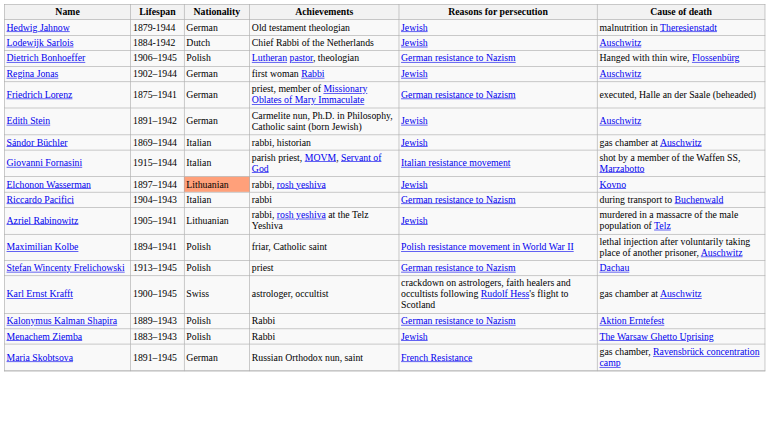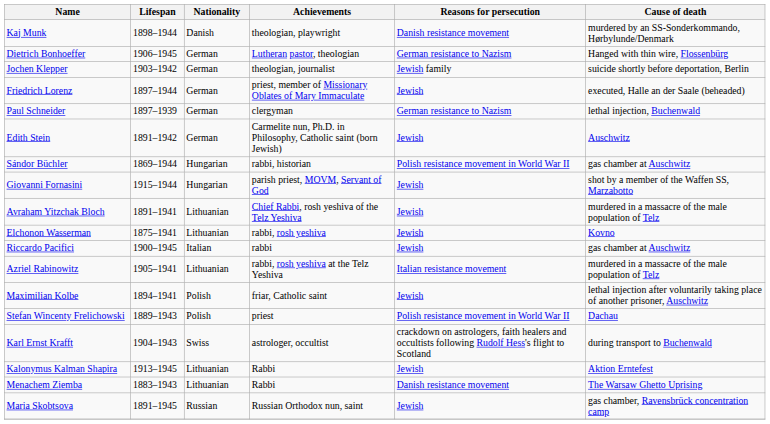- row: (38, 27)
+ row: (26, 33)
- row: (40, 43)
(199, 58) Polish -> (202, 54) German
- row: (32, 74)
+ row: (37, 69)
(155, 95) 1875–1941 -> (155, 90) 1897–1944
(458, 95) German resistance to Nazism -> (410, 90) Jewish
+ row: (36, 111)
(199, 142) Italian -> (207, 164) Hungarian
(414, 142) Jewish -> (483, 164) Polish resistance movement in World War II
(199, 163) Italian -> (207, 185) Hungarian
(456, 163) Italian resistance movement -> (410, 185) Jewish
+ row: (56, 211)
(155, 184) 1897–1944 -> (155, 232) 1875–1941
(207, 184) lightsalmon background -> (207, 232) no background
(155, 199) 1904–1943 -> (155, 248) 1900–1945
(458, 199) German resistance to Nazism -> (410, 248) Jewish
(661, 199) during transport to Buchenwald -> (639, 248) gas chamber at Auschwitz
(414, 220) Jewish -> (452, 269) Italian resistance movement
(487, 247) Polish resistance movement in World War II -> (410, 295) Jewish
(155, 268) 1913–1945 -> (155, 316) 1889–1943
(458, 268) German resistance to Nazism -> (483, 316) Polish resistance movement in World War II
(155, 294) 1900–1945 -> (155, 343) 1904–1943
(651, 294) gas chamber at Auschwitz -> (650, 343) during transport to Buchenwald
(155, 321) 1889–1943 -> (155, 369) 1913–1945
(199, 321) Polish -> (207, 369) Lithuanian
(458, 321) German resistance to Nazism -> (410, 369) Jewish
(199, 336) Polish -> (207, 385) Lithuanian
(414, 336) Jewish -> (453, 385) Danish resistance movement
(202, 357) German -> (202, 406) Russian
(437, 357) French Resistance -> (410, 406) Jewish
